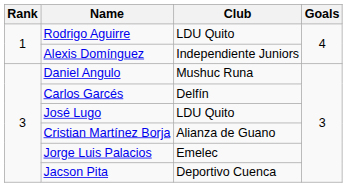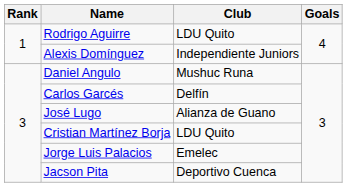(205, 113) LDU Quito -> (226, 113) Alianza de Guano
(226, 133) Alianza de Guano -> (205, 133) LDU Quito
